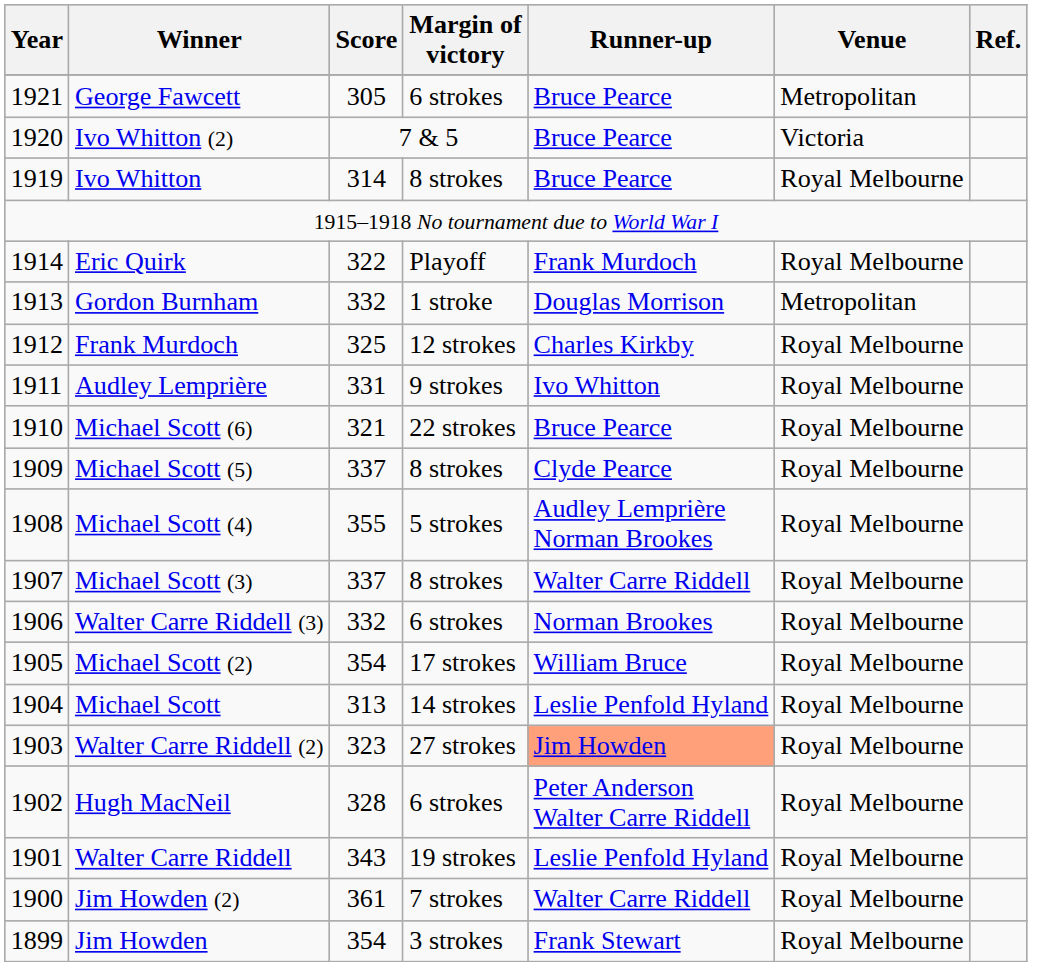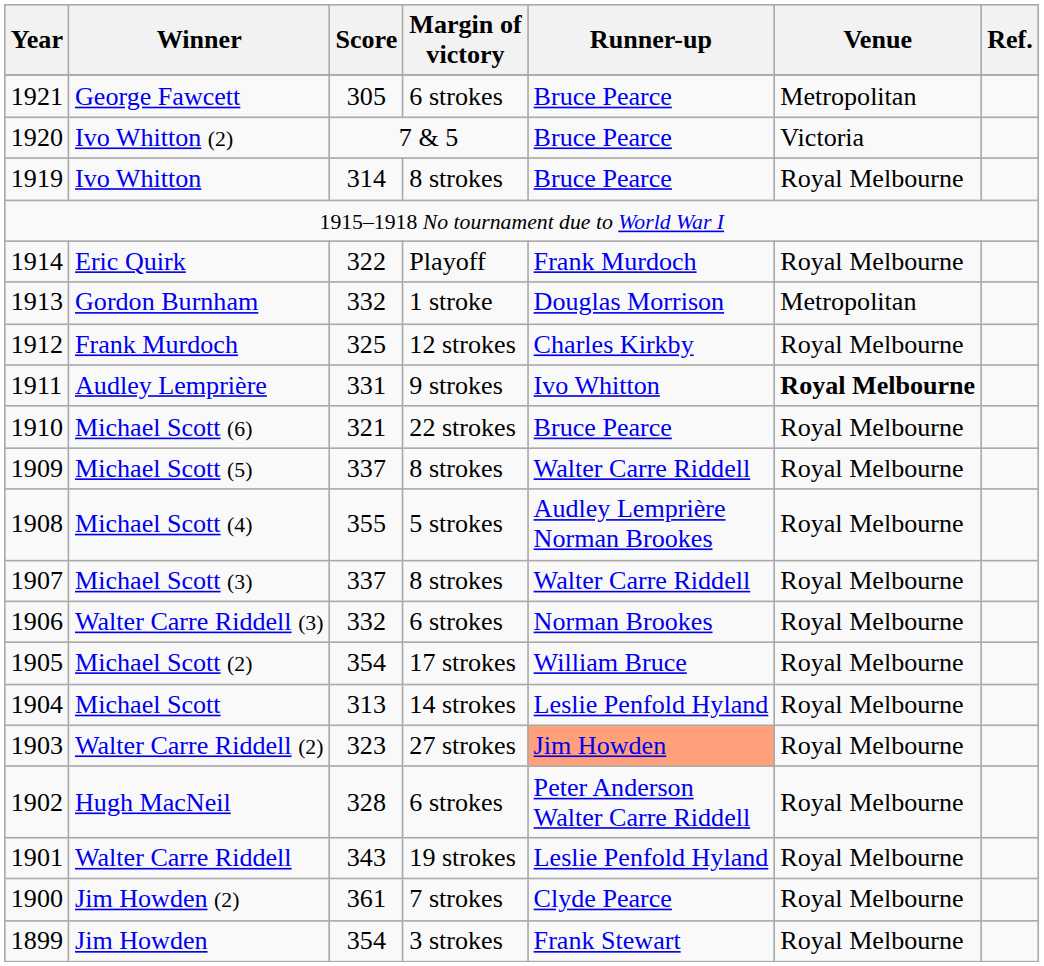(872, 385) normal -> (878, 385) bold
(603, 468) Clyde Pearce -> (642, 468) Walter Carre Riddell
(642, 899) Walter Carre Riddell -> (603, 899) Clyde Pearce
